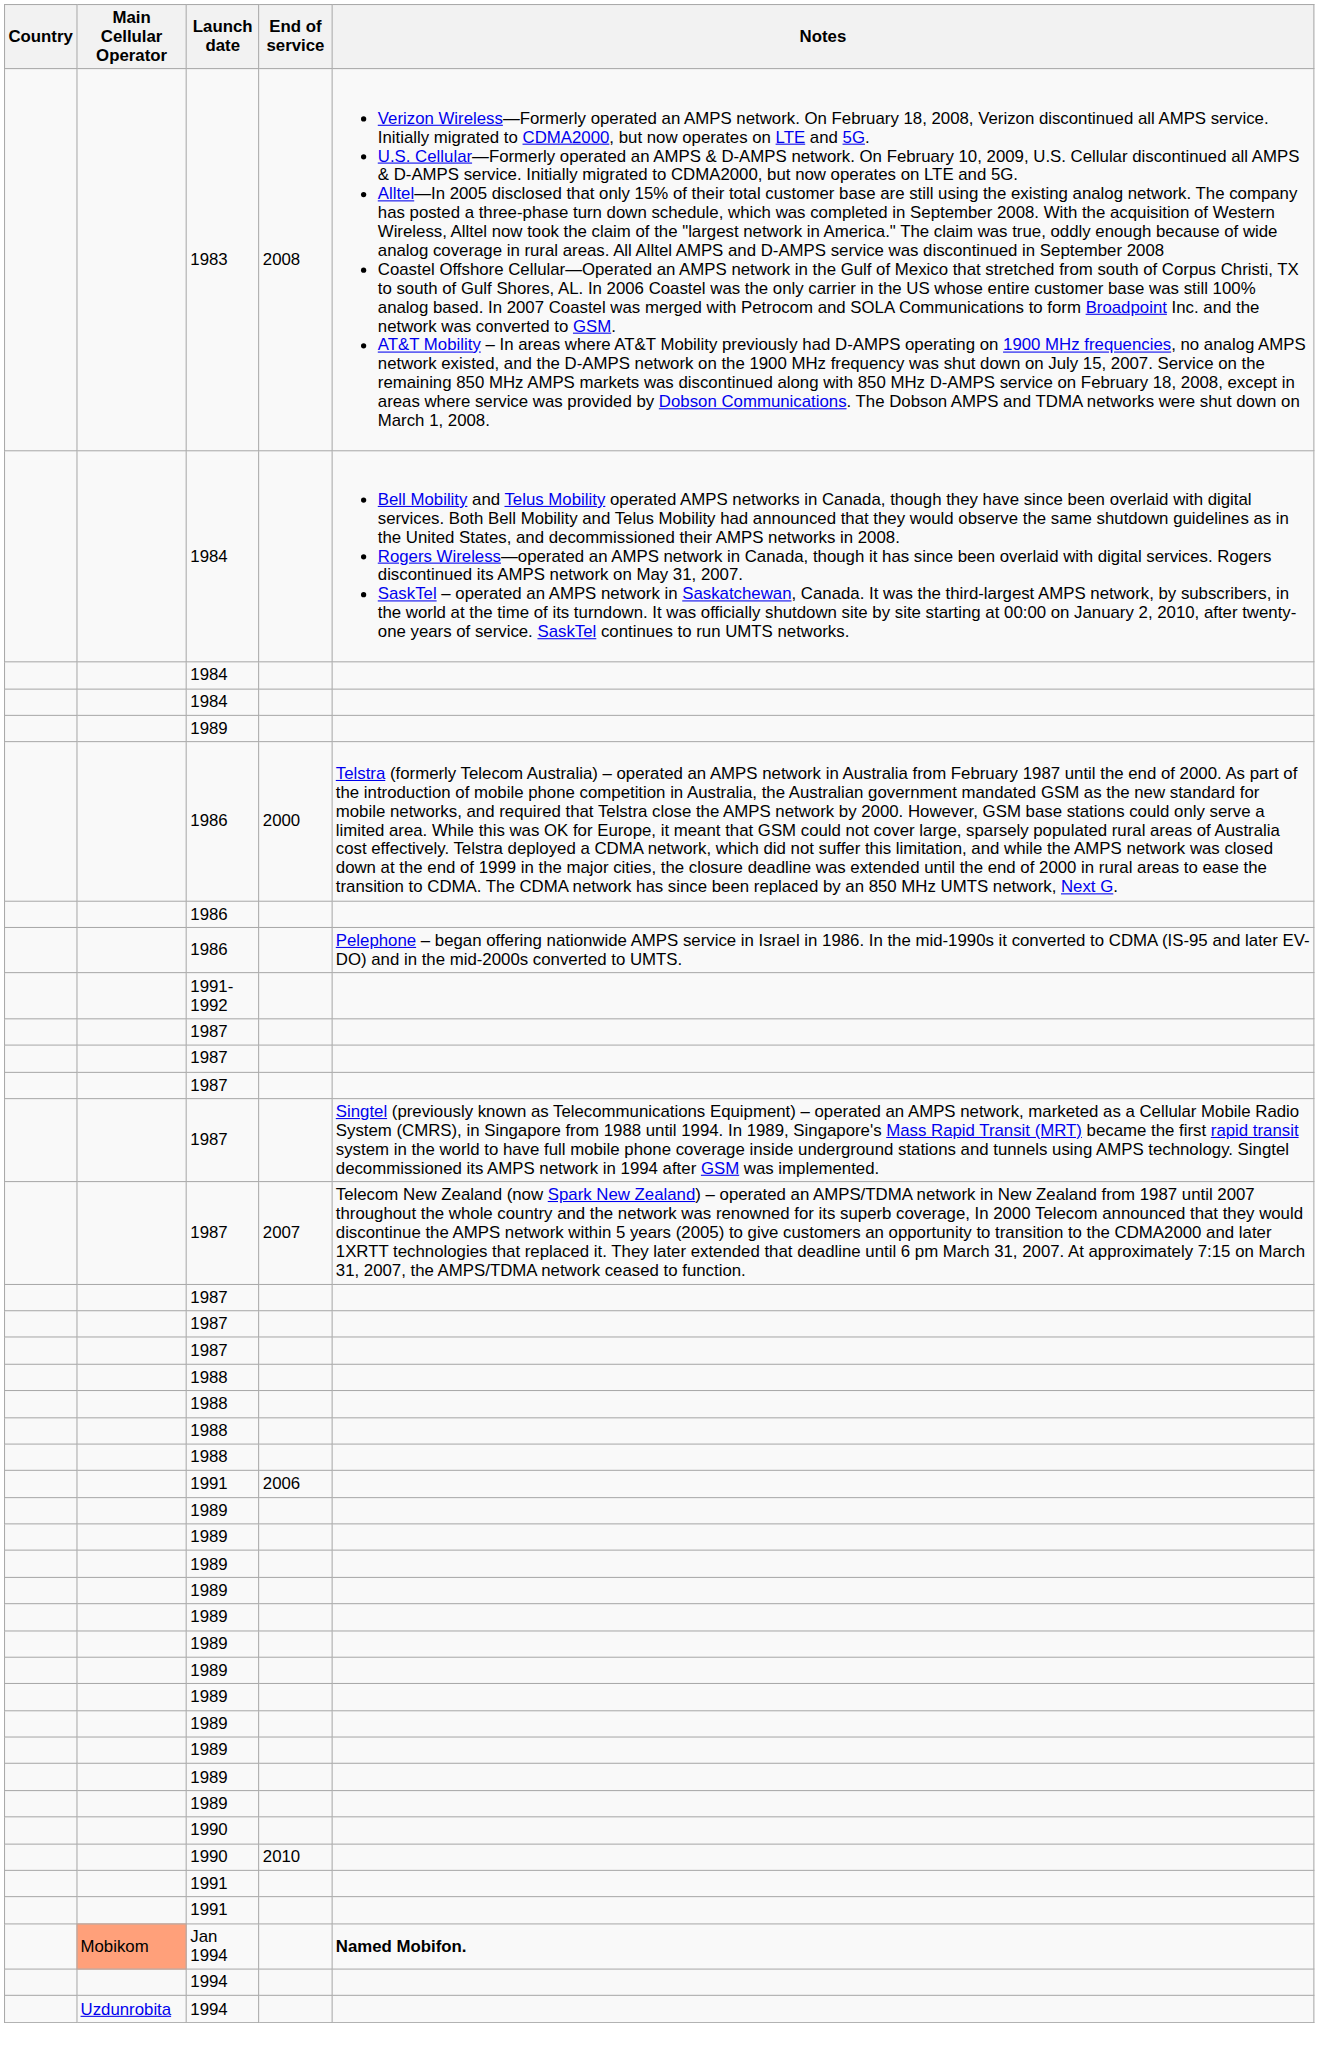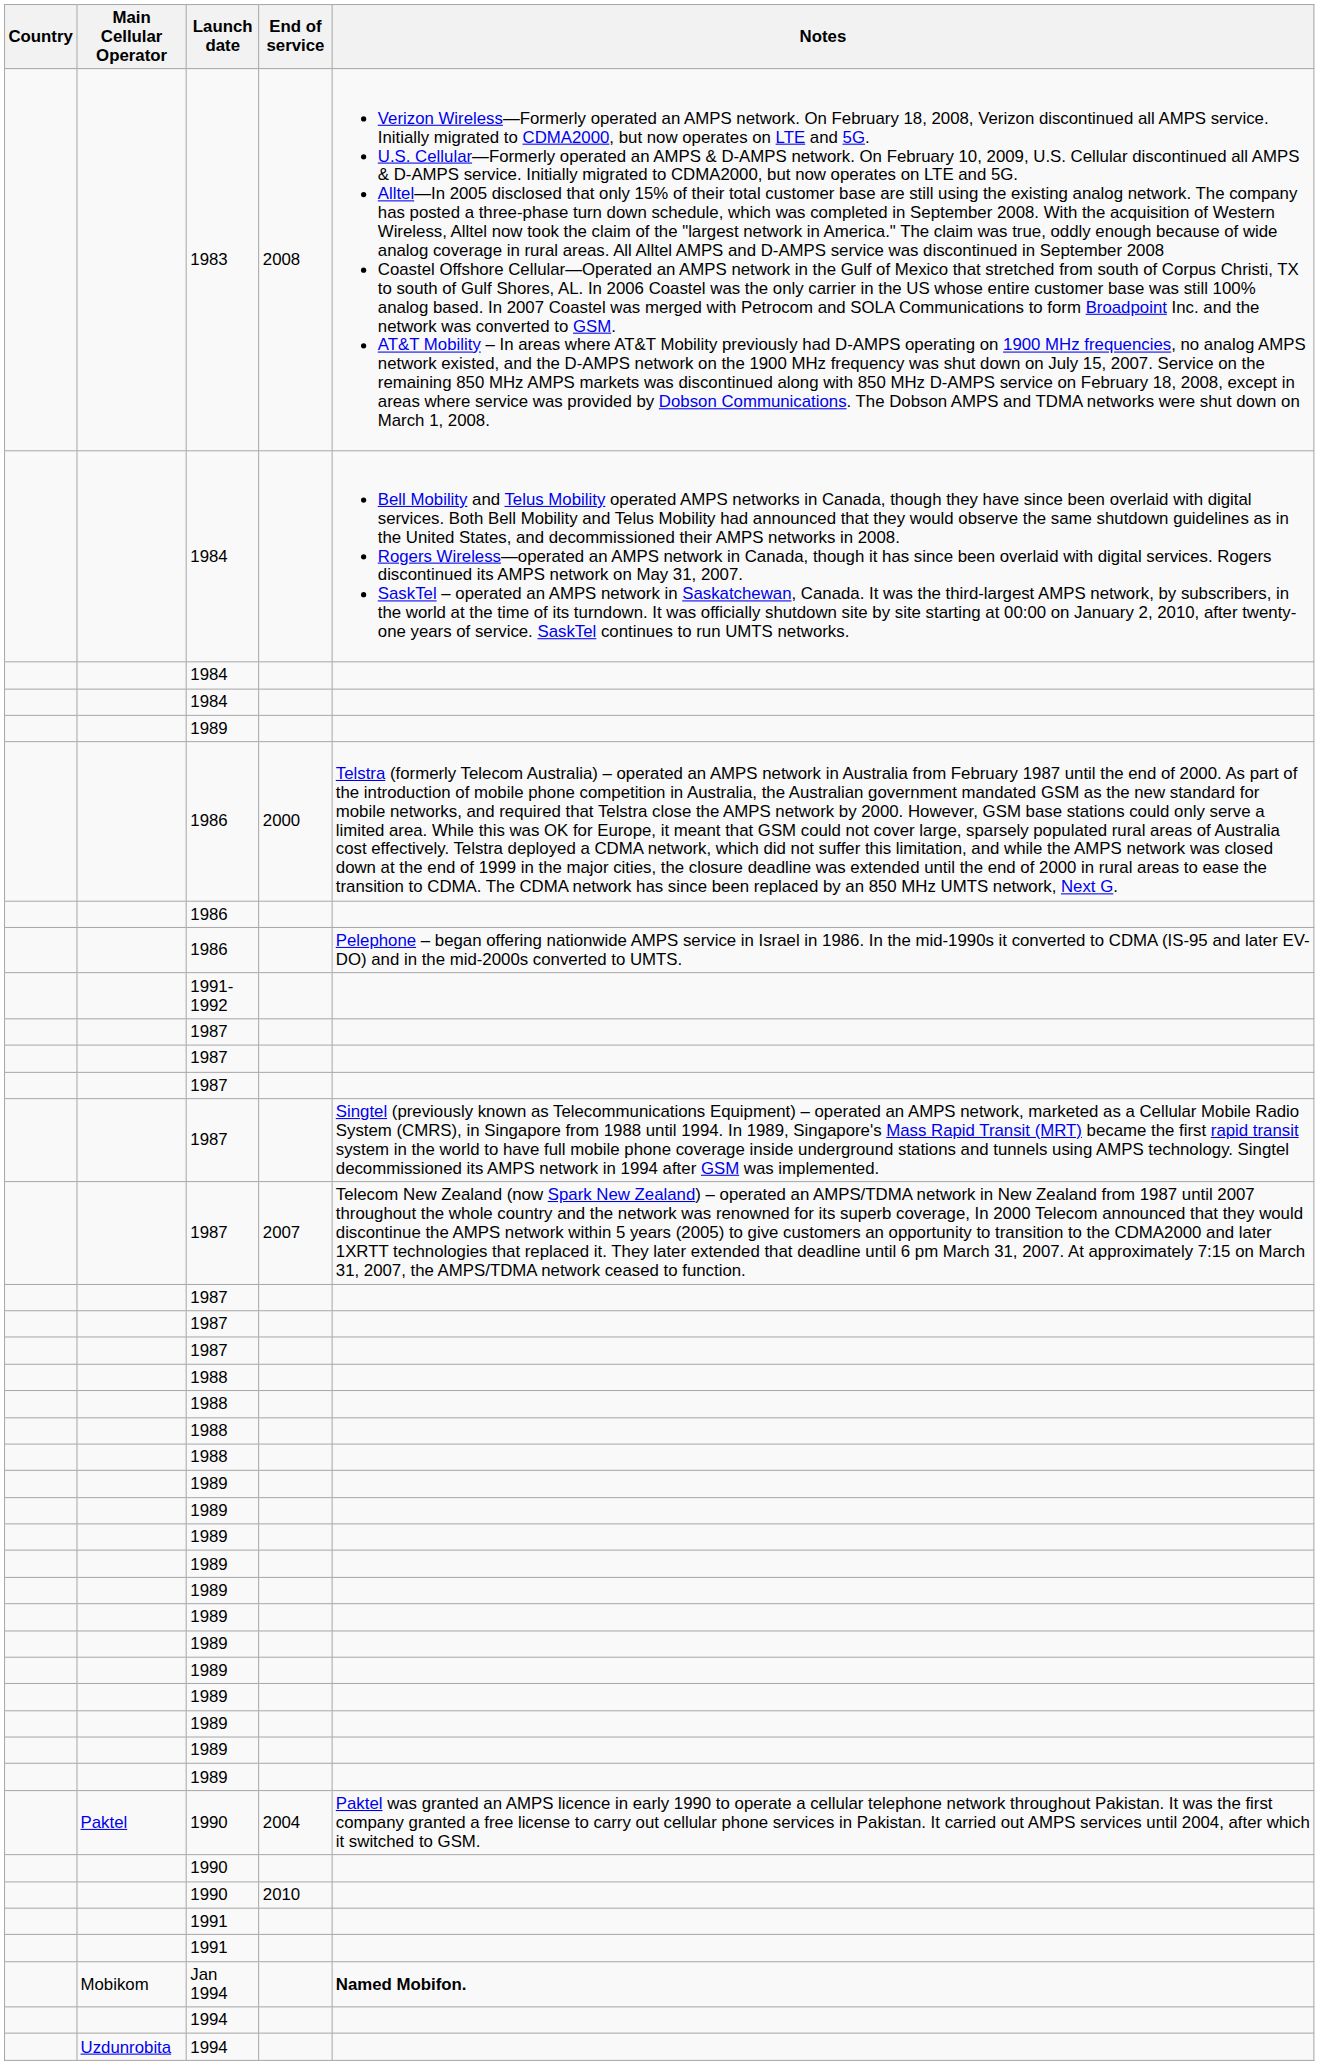- row: (209, 1483)
+ row: (209, 1822)
(115, 1946) lightsalmon background -> (115, 1984) no background
